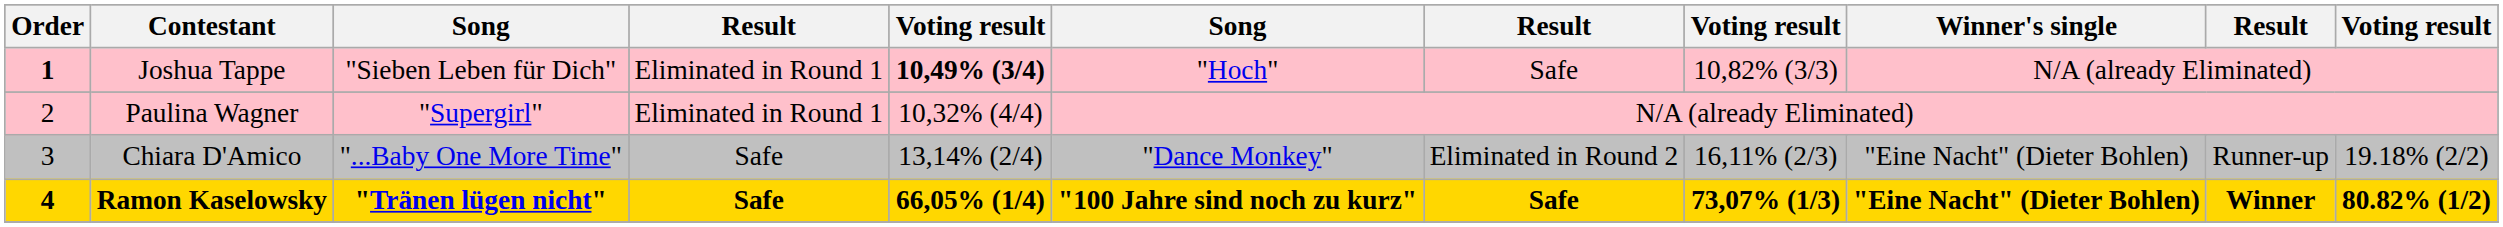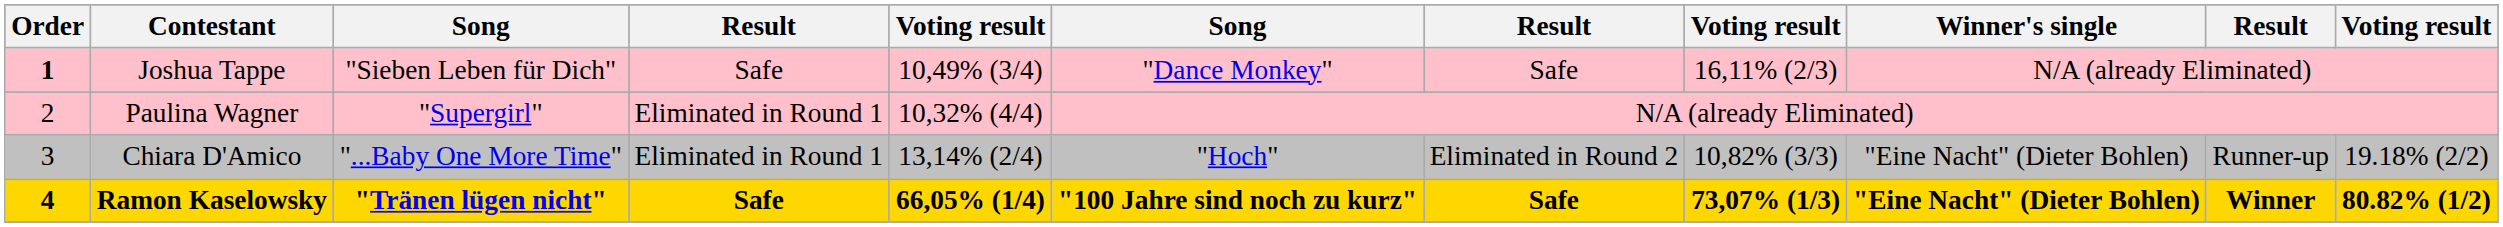(759, 69) Eliminated in Round 1 -> (759, 69) Safe
(971, 69) bold -> (970, 69) normal
(1237, 69) "Hoch" -> (1237, 69) "Dance Monkey"
(1766, 69) 10,82% (3/3) -> (1766, 69) 16,11% (2/3)
(759, 156) Safe -> (759, 156) Eliminated in Round 1
(1237, 156) "Dance Monkey" -> (1237, 156) "Hoch"
(1766, 156) 16,11% (2/3) -> (1766, 156) 10,82% (3/3)
